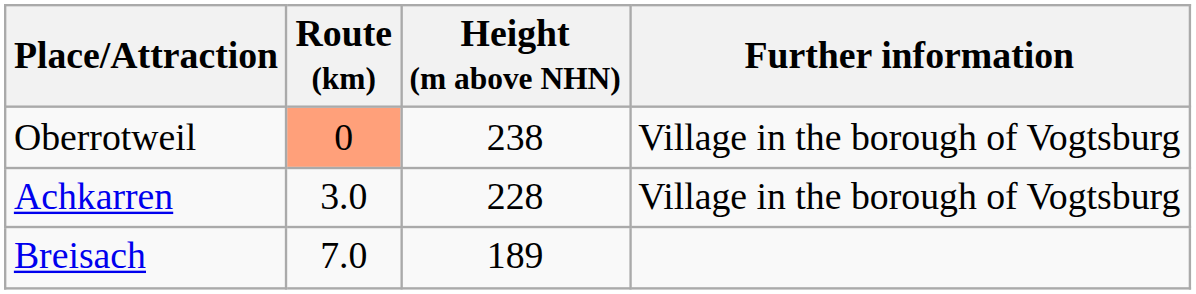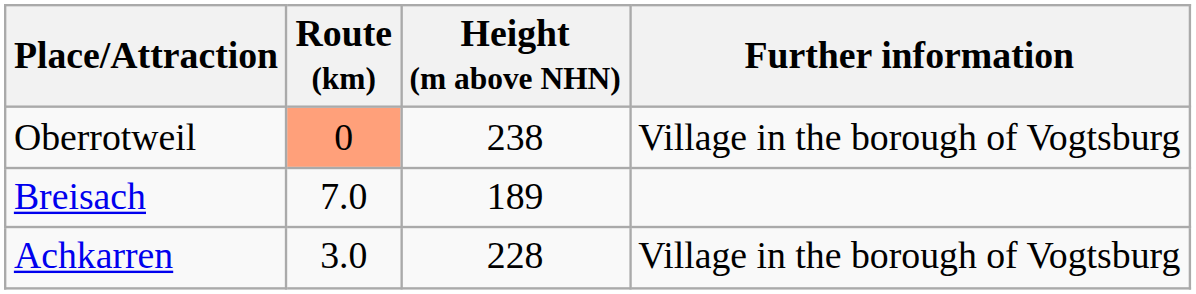rows swapped: (94, 196) <-> (80, 256)
